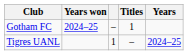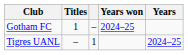columns swapped: (132, 12) <-> (85, 12)
